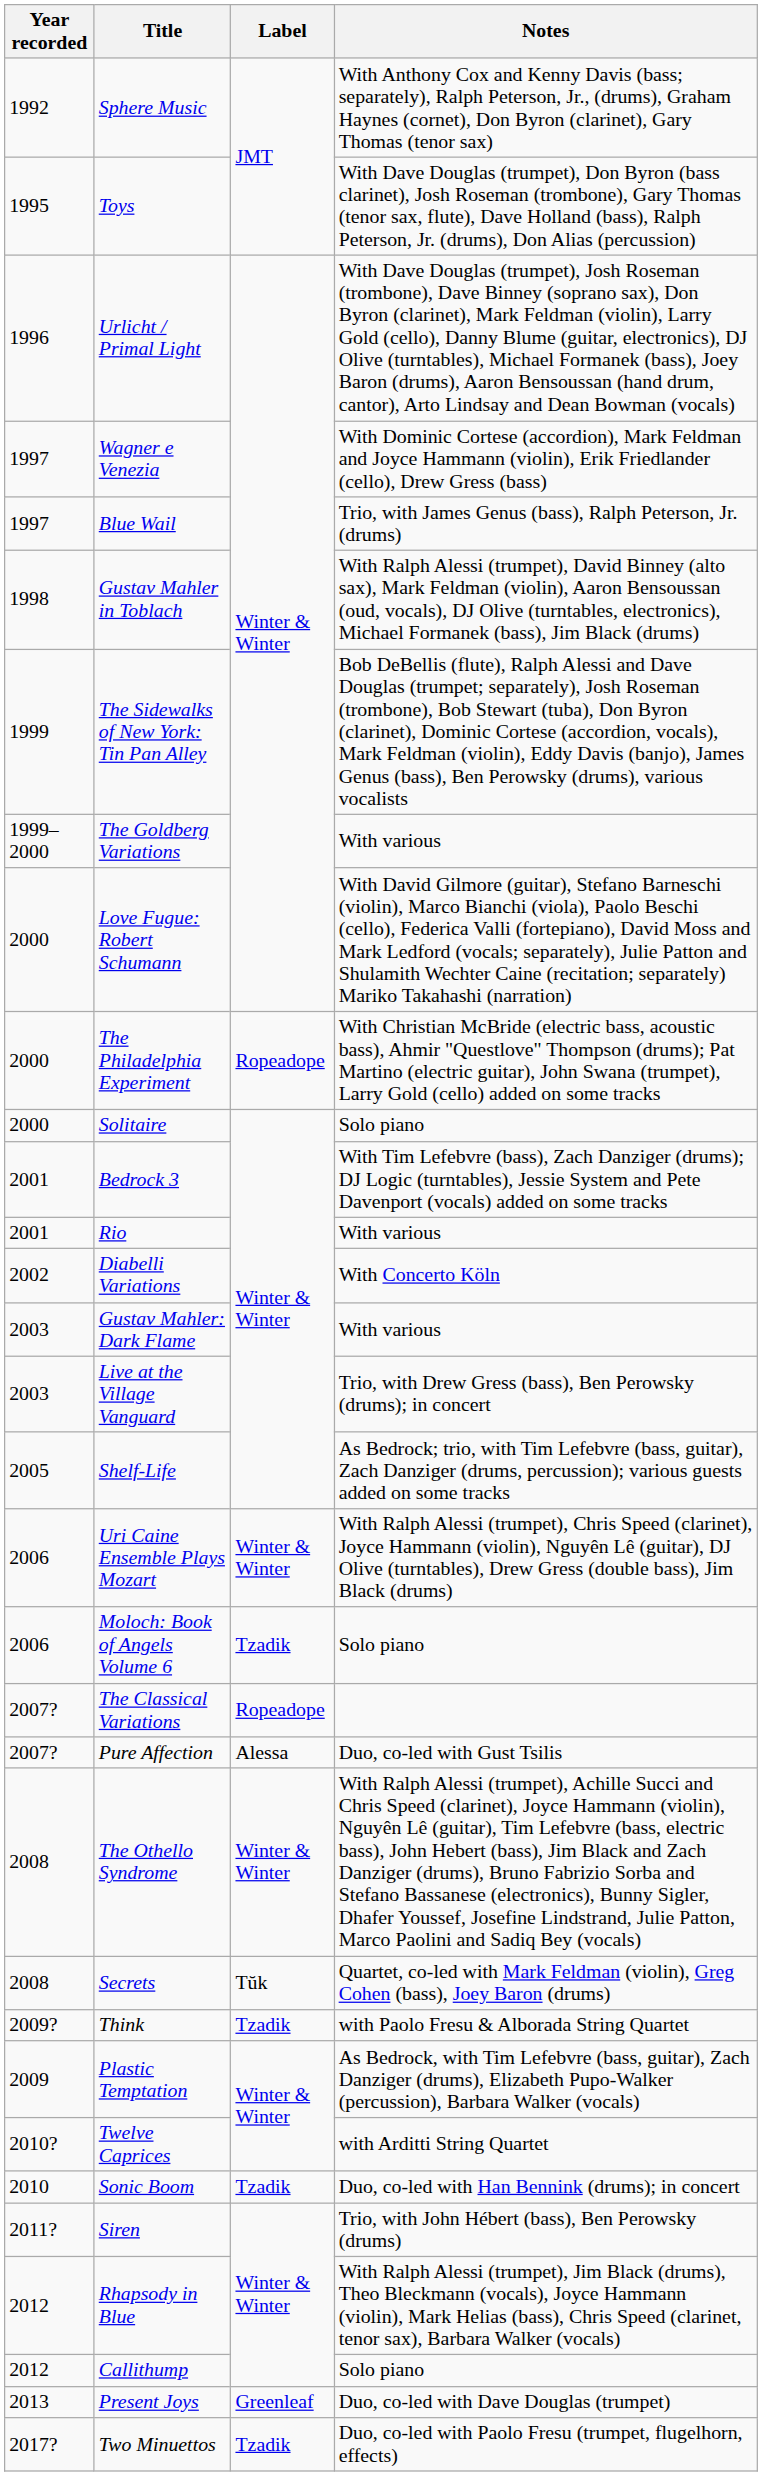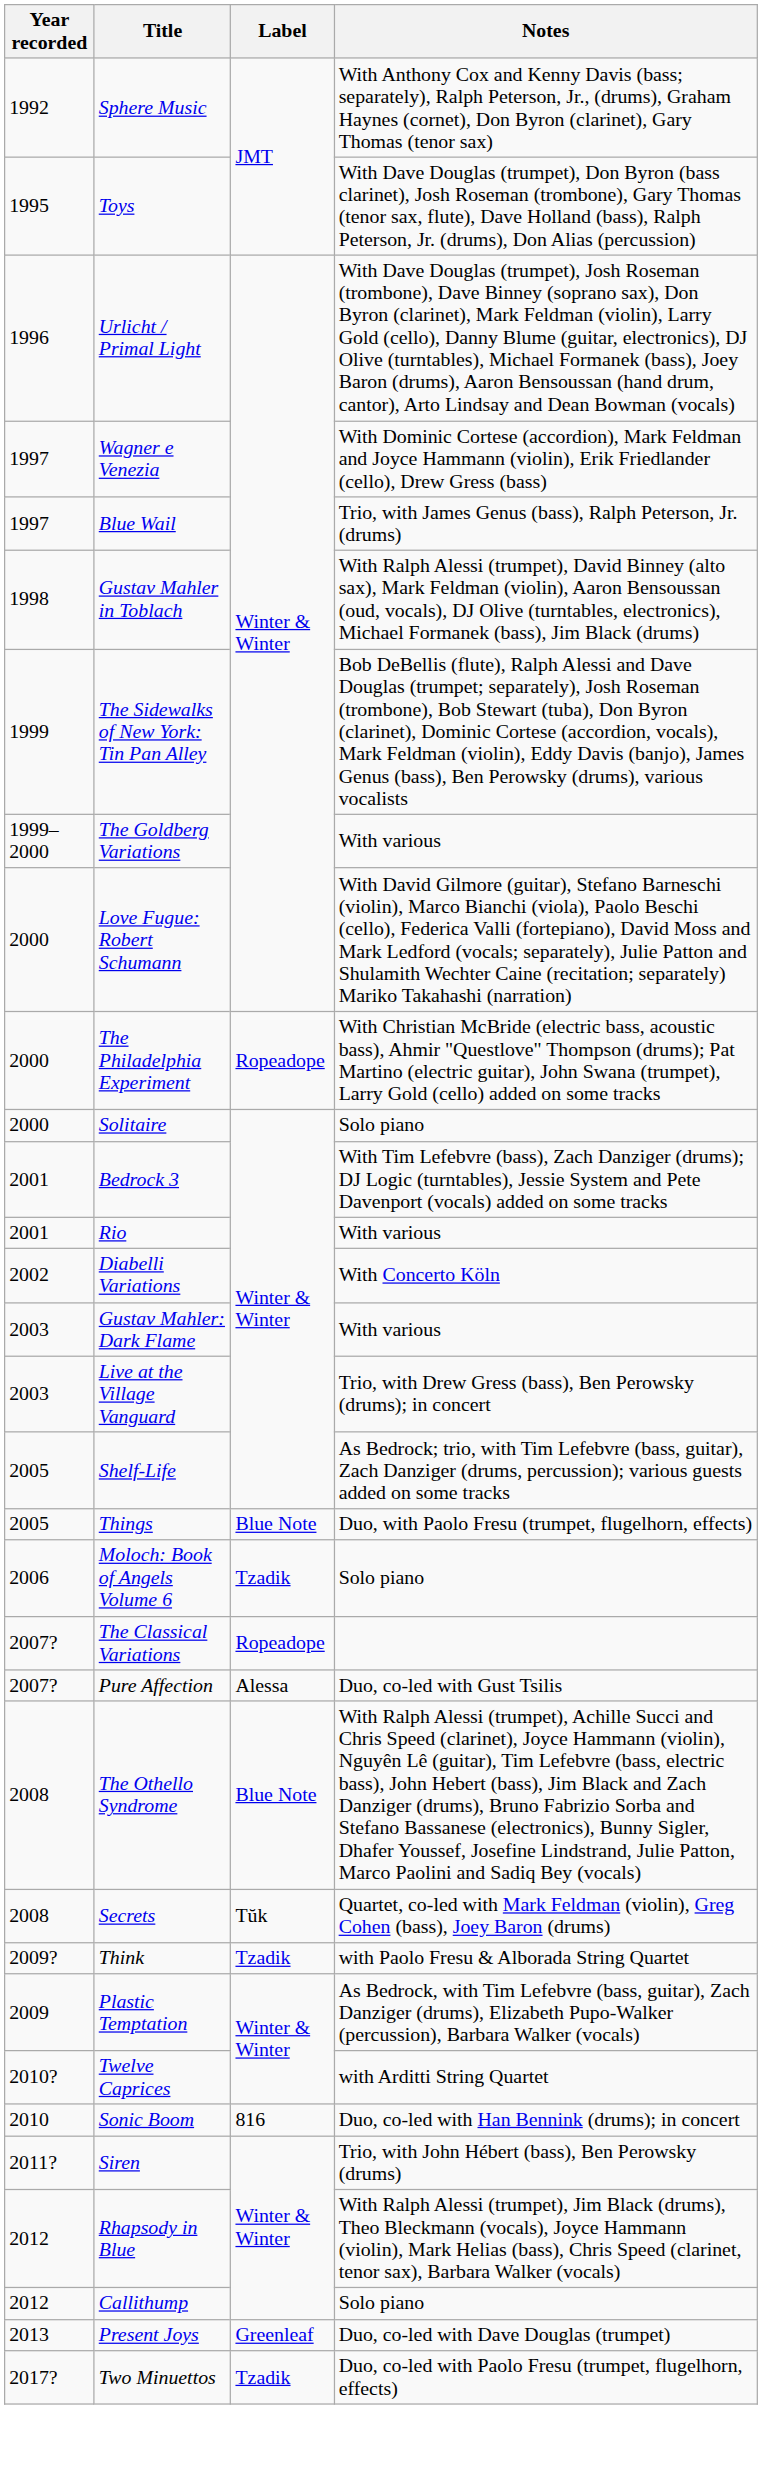+ row: (126, 1524)
- row: (162, 1557)
(273, 1861) Winter & Winter -> (276, 1794) Blue Note
(263, 2186) Tzadik -> (250, 2119) 816
